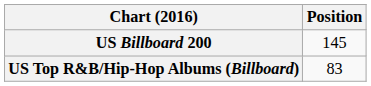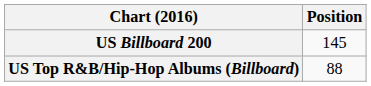(334, 68) 83 -> (334, 68) 88
